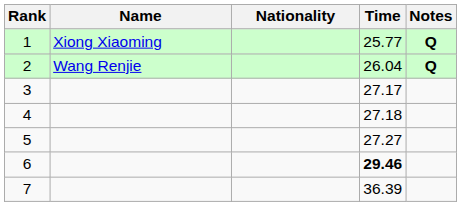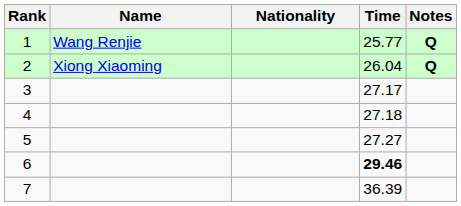(108, 41) Xiong Xiaoming -> (97, 41) Wang Renjie
(97, 66) Wang Renjie -> (108, 66) Xiong Xiaoming
